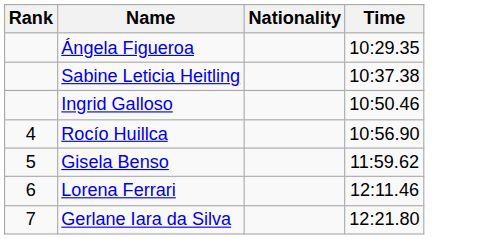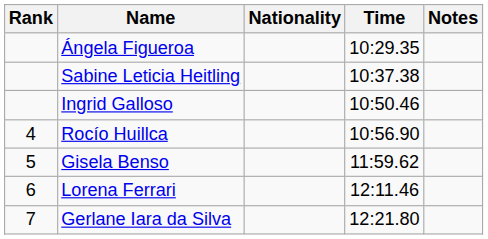+ column: (453, 18)
